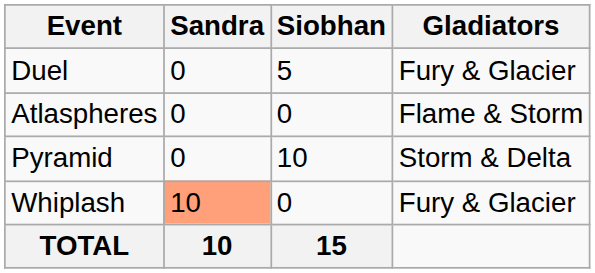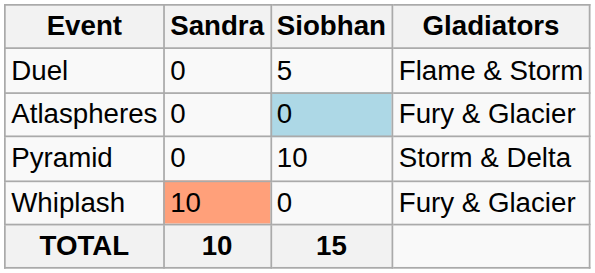(487, 70) Fury & Glacier -> (491, 70) Flame & Storm
(285, 114) no background -> (285, 114) lightblue background
(491, 114) Flame & Storm -> (487, 114) Fury & Glacier
